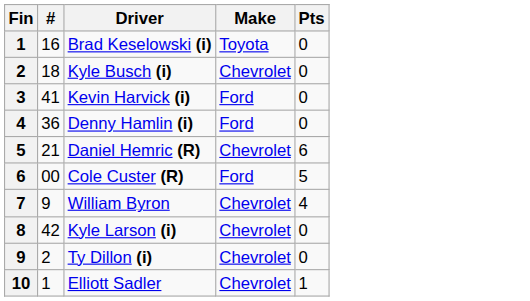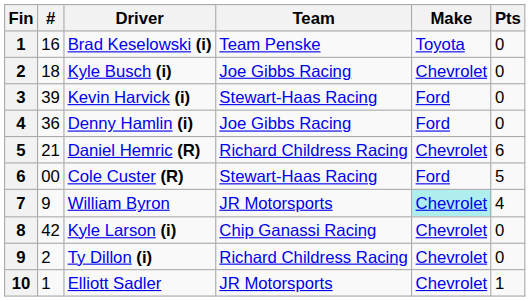+ column: (314, 18)
(51, 97) 41 -> (51, 97) 39
(255, 203) no background -> (451, 203) paleturquoise background
